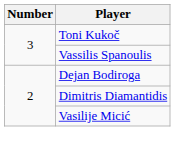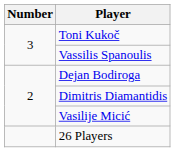+ row: (86, 136)
